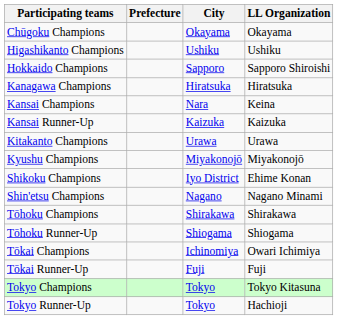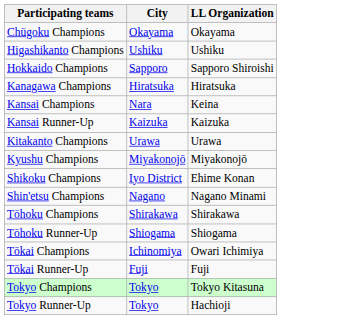- column: (155, 13)
